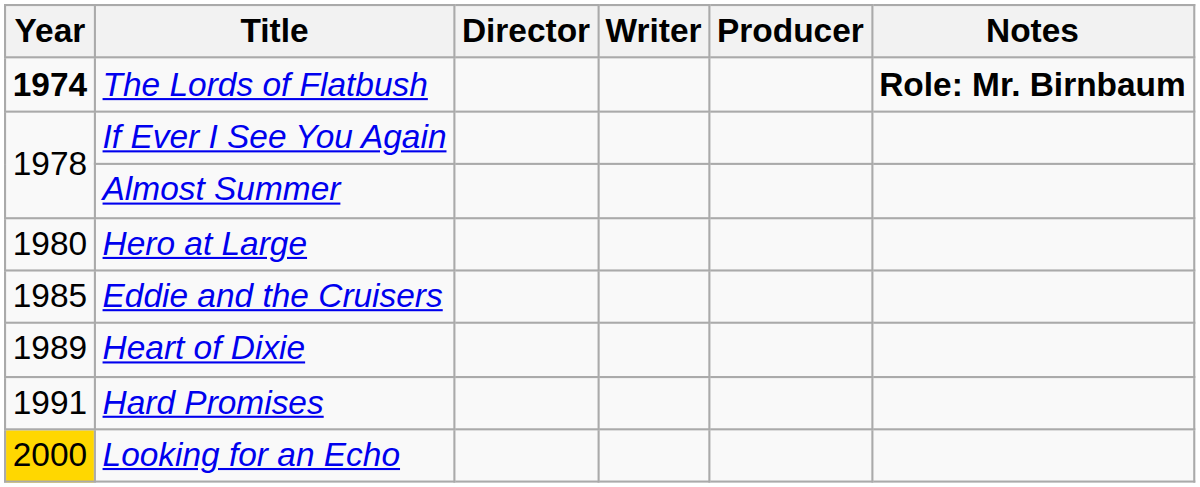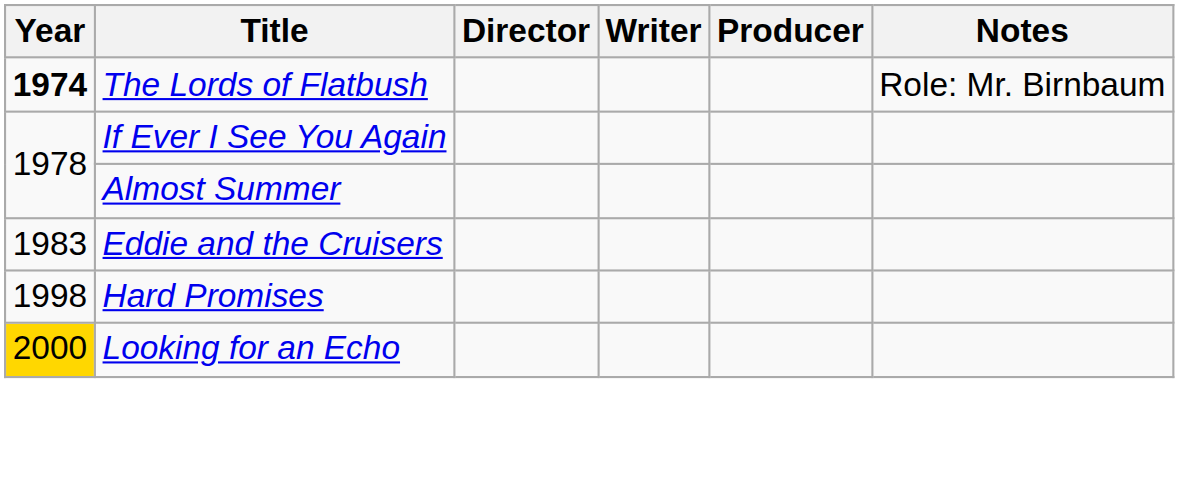(1033, 84) bold -> (1022, 84) normal
- row: (205, 243)
(50, 296) 1985 -> (50, 243) 1983
- row: (204, 349)
(50, 402) 1991 -> (50, 296) 1998
